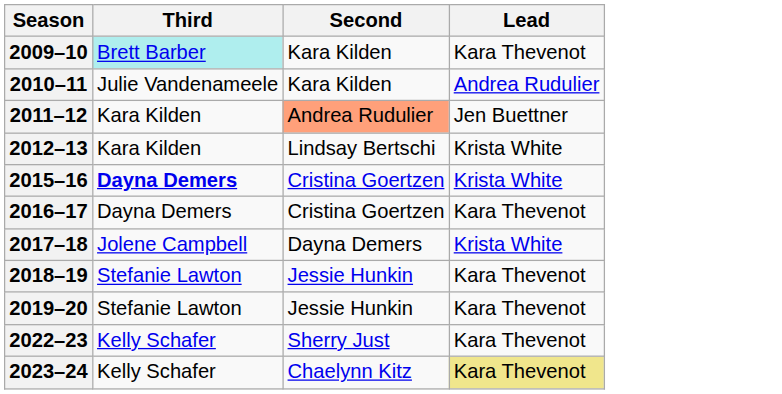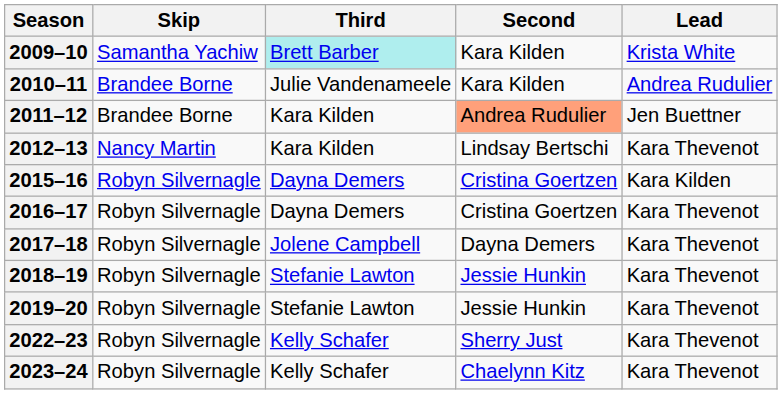+ column: (179, 20)
(520, 52) Kara Thevenot -> (681, 52) Krista White
(508, 148) Krista White -> (693, 148) Kara Thevenot
(167, 180) bold -> (337, 180) normal
(508, 180) Krista White -> (679, 180) Kara Kilden
(508, 244) Krista White -> (693, 244) Kara Thevenot
(520, 372) khaki background -> (693, 372) no background
